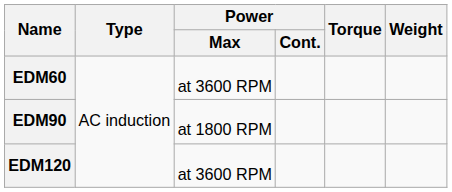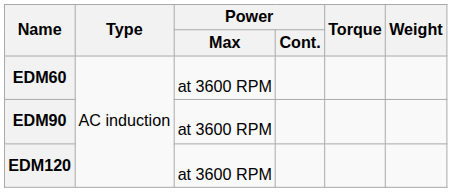(225, 130) at 1800 RPM -> (225, 130) at 3600 RPM
